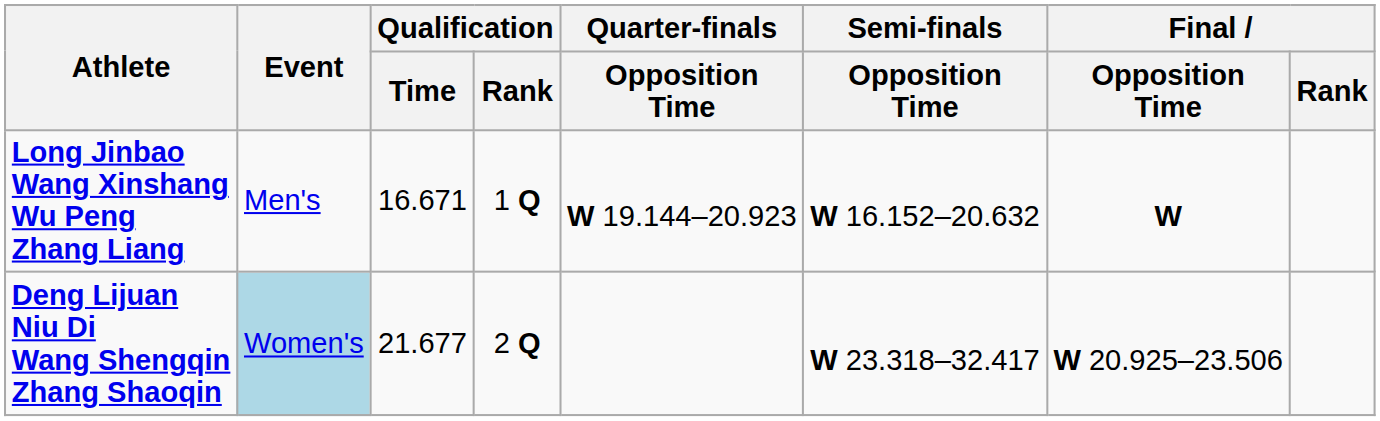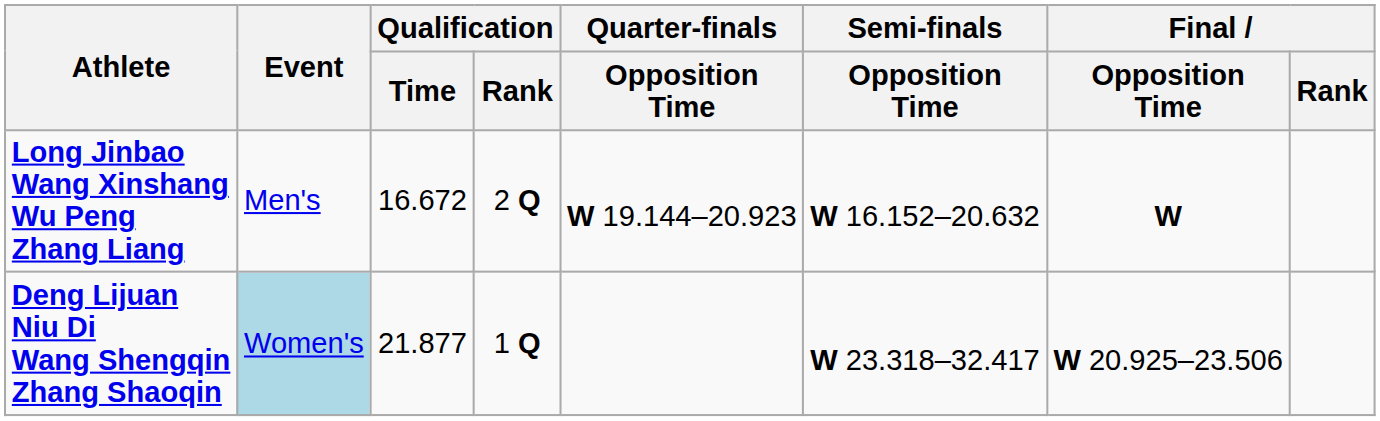(422, 201) 16.671 -> (422, 201) 16.672
(517, 201) 1 Q -> (517, 201) 2 Q
(422, 344) 21.677 -> (422, 344) 21.877
(517, 344) 2 Q -> (517, 344) 1 Q
